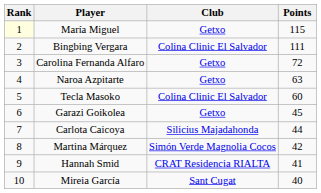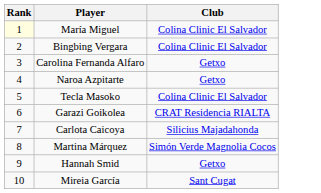- column: (297, 12)
(212, 29) Getxo -> (212, 29) Colina Clinic El Salvador
(212, 113) Getxo -> (212, 113) CRAT Residencia RIALTA
(212, 163) CRAT Residencia RIALTA -> (212, 163) Getxo
